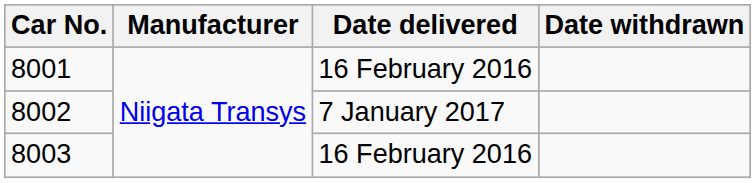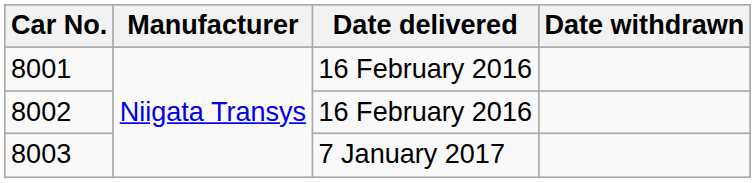(412, 111) 7 January 2017 -> (425, 111) 16 February 2016
(425, 154) 16 February 2016 -> (412, 154) 7 January 2017
